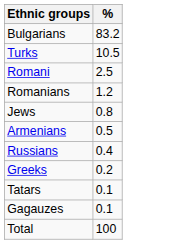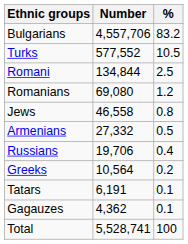+ column: (123, 14)
